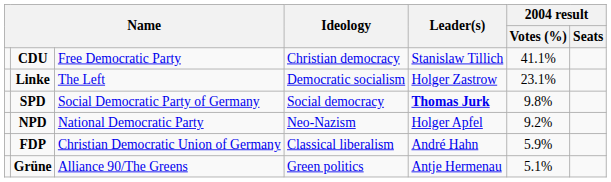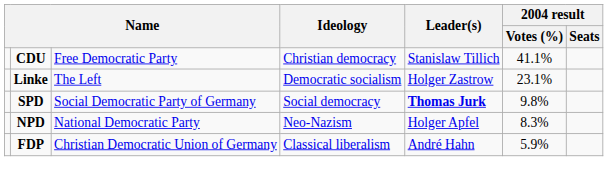(538, 123) 9.2% -> (534, 123) 8.3%
- row: (33, 166)
